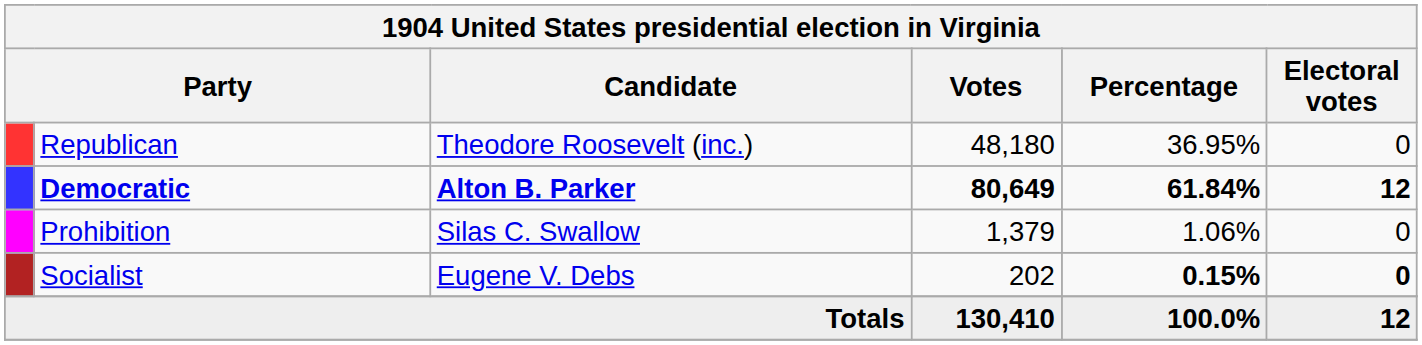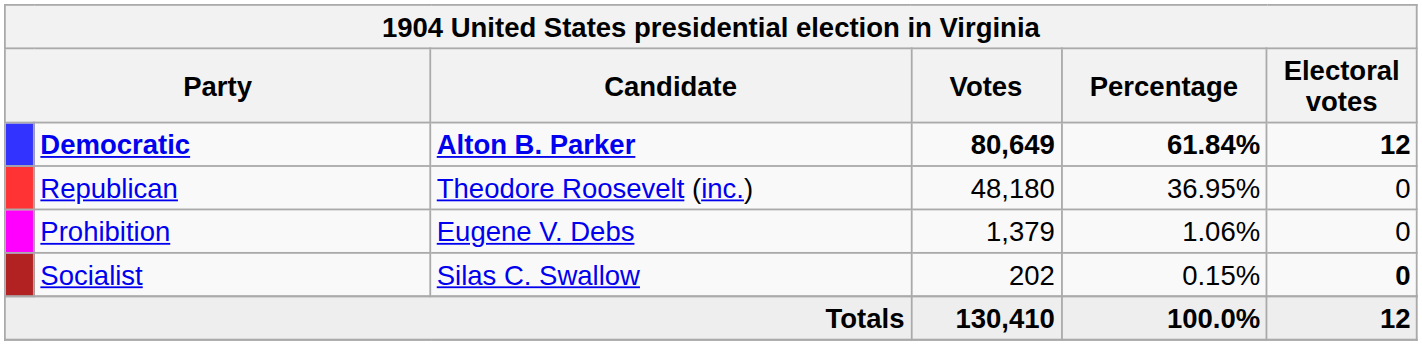rows swapped: (115, 188) <-> (109, 145)
(538, 232) Silas C. Swallow -> (536, 232) Eugene V. Debs
(536, 275) Eugene V. Debs -> (538, 275) Silas C. Swallow
(1221, 275) bold -> (1221, 275) normal
